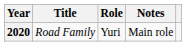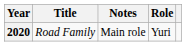columns swapped: (112, 13) <-> (151, 13)
